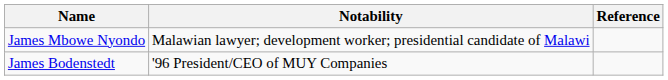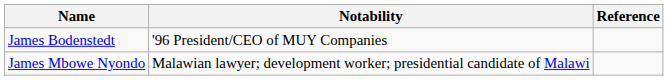rows swapped: (61, 63) <-> (77, 39)
